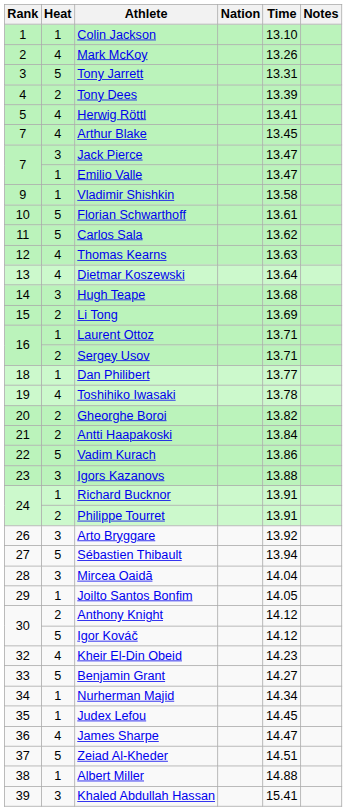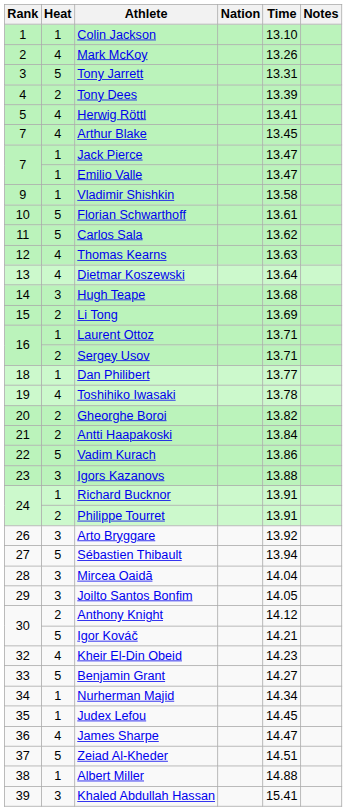(58, 154) 3 -> (58, 154) 1
(58, 595) 1 -> (58, 595) 3
(282, 635) 14.12 -> (282, 635) 14.21
